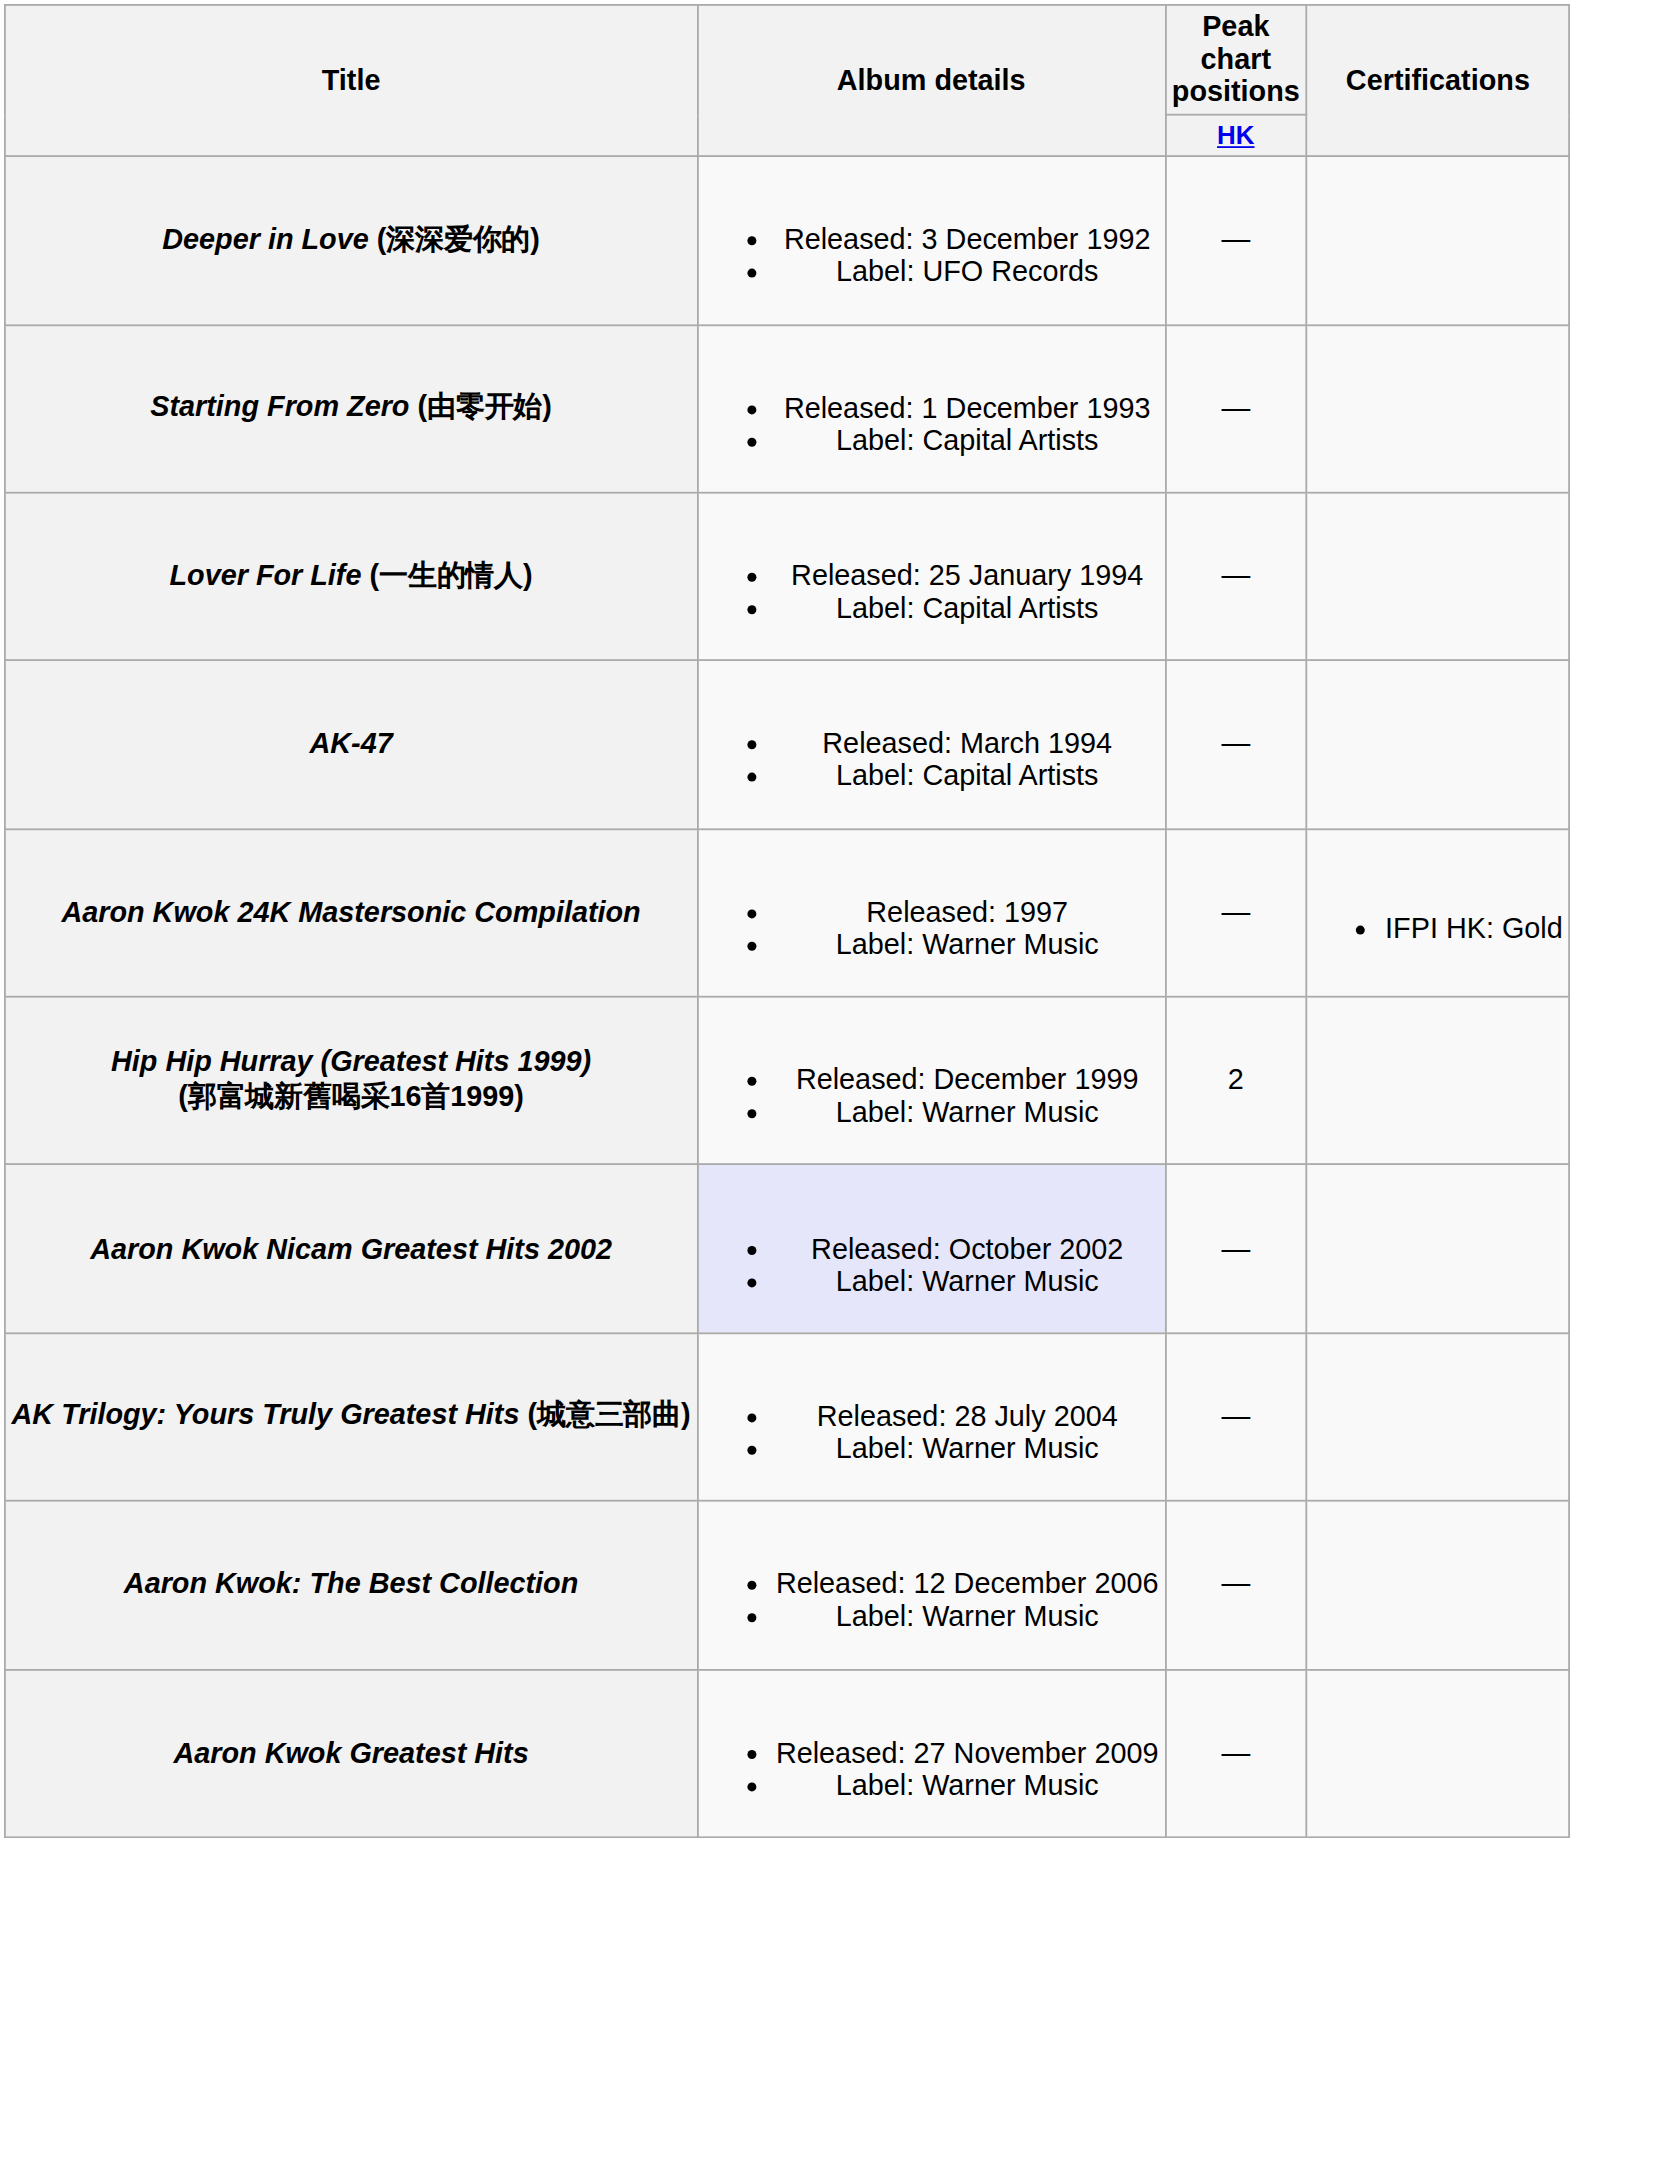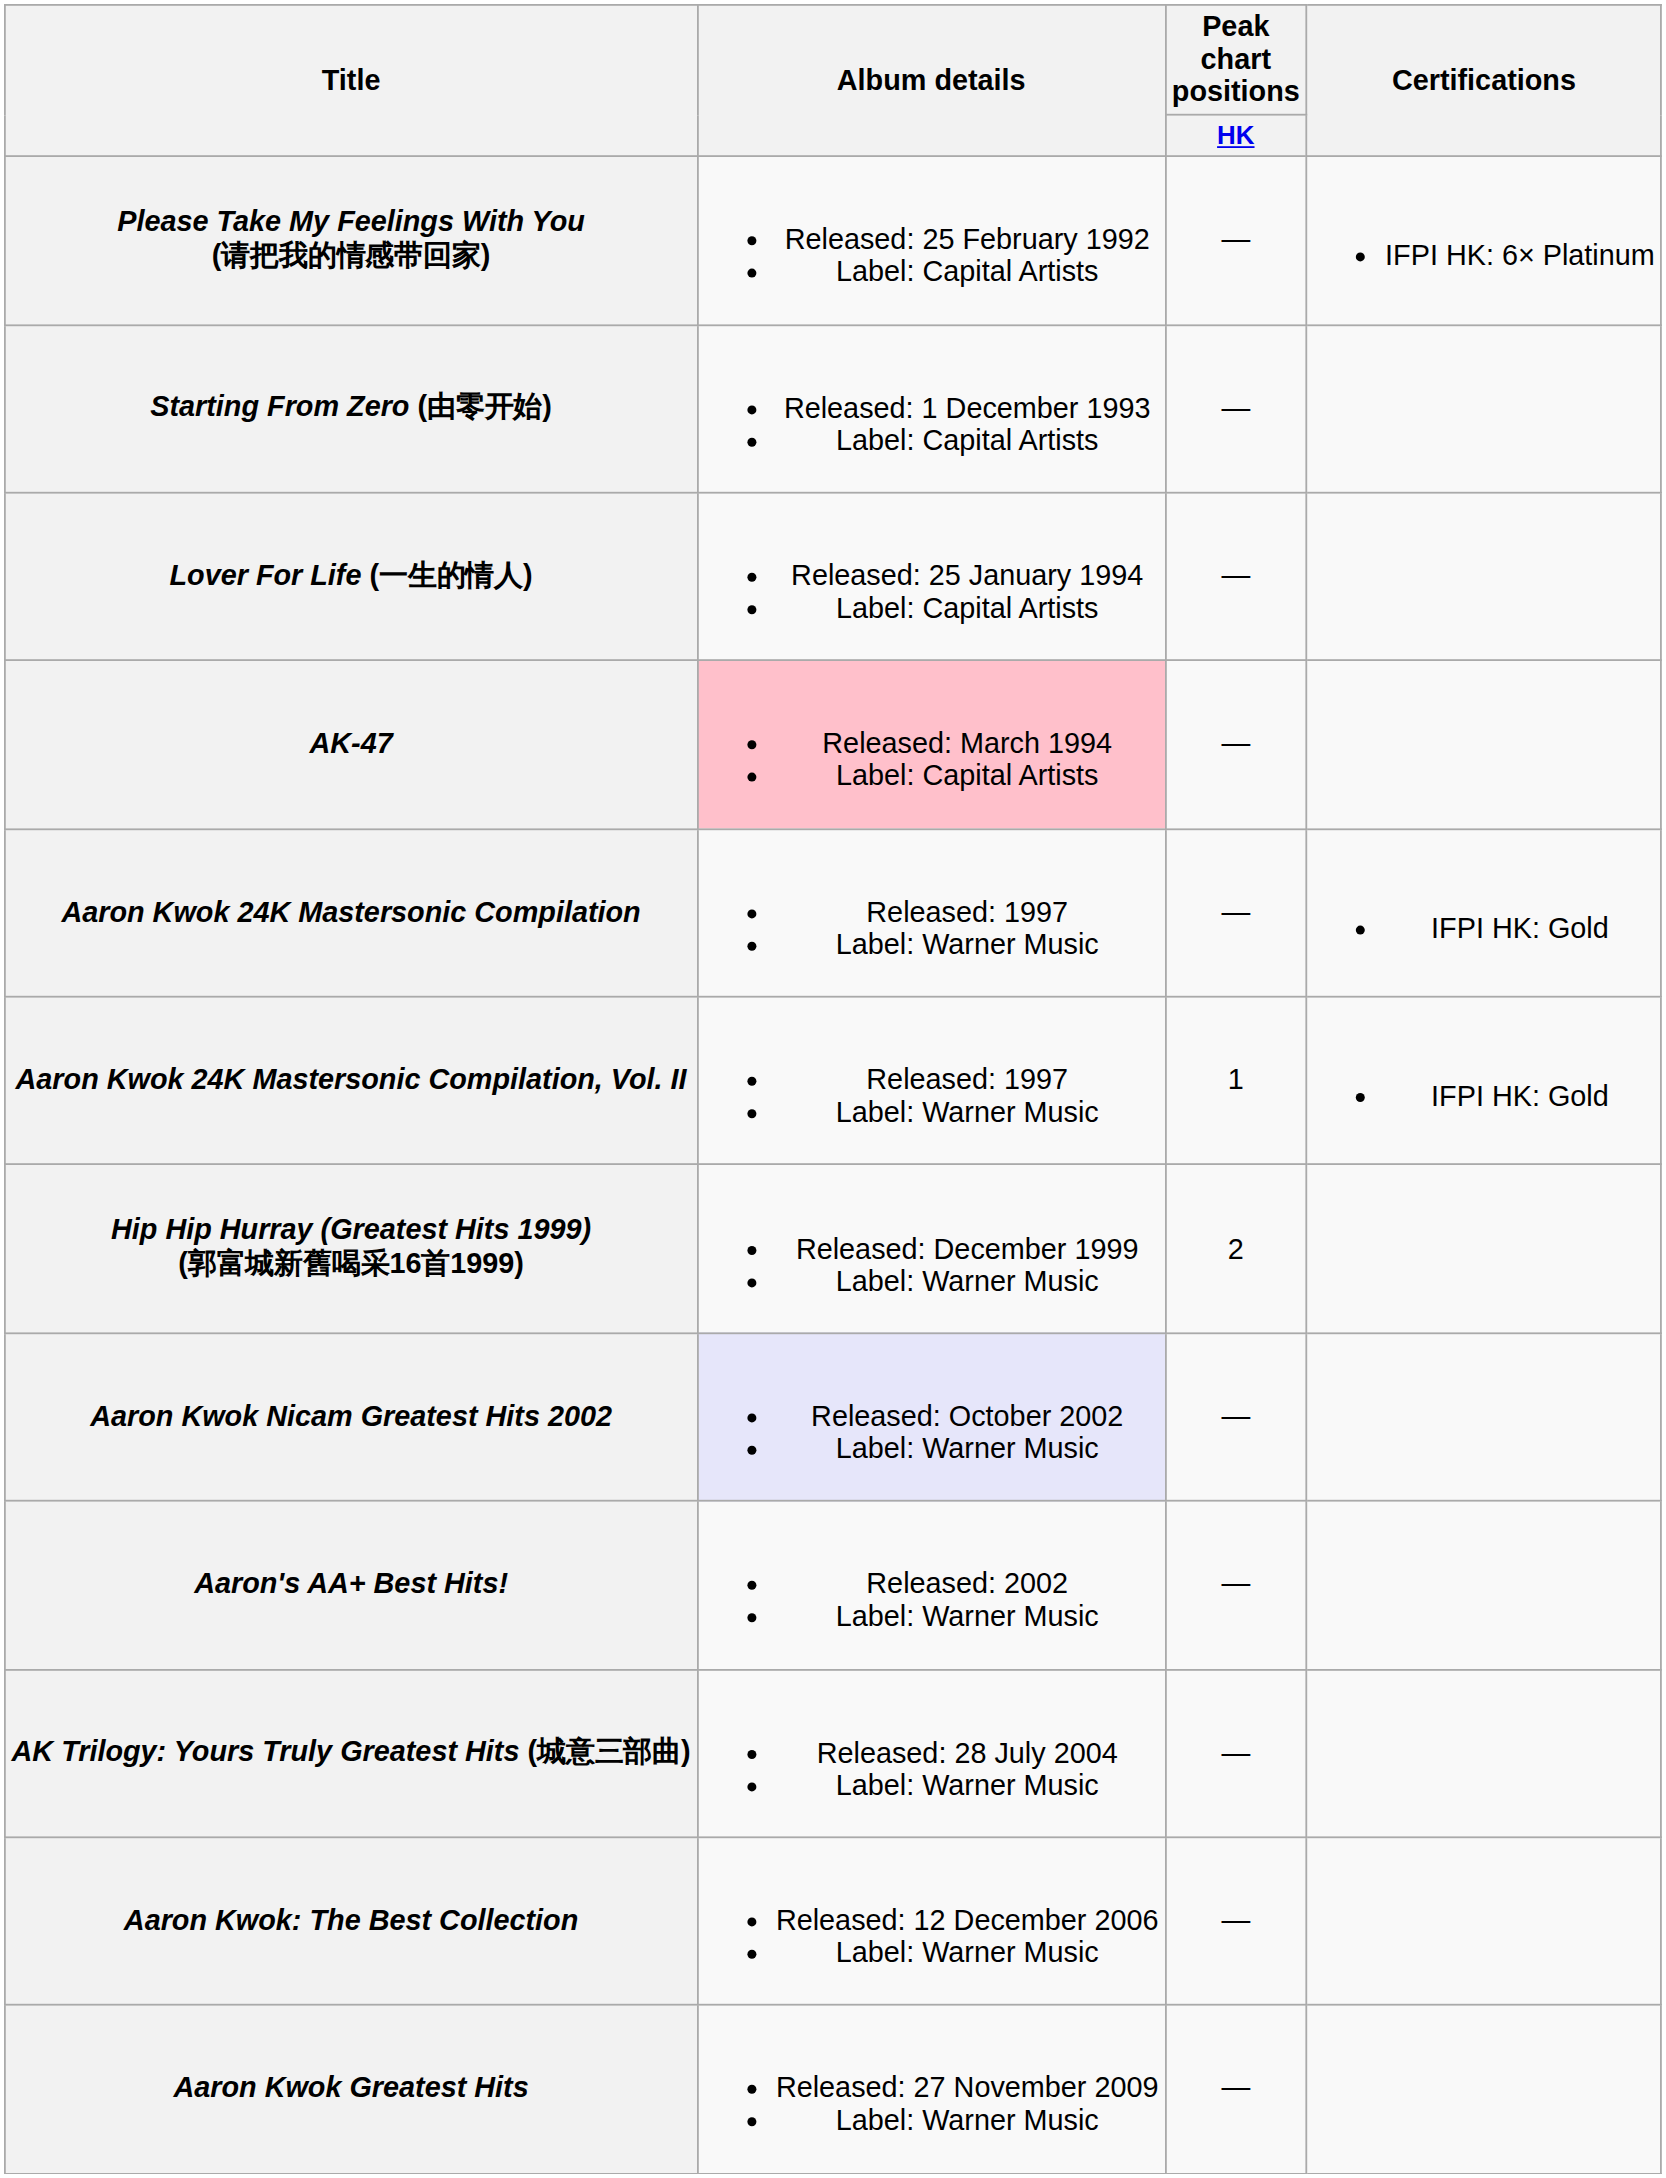+ row: (351, 238)
- row: (351, 239)
(931, 761) no background -> (931, 761) pink background
+ row: (351, 1080)
+ row: (351, 1584)
